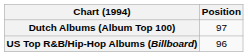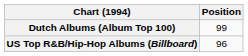(221, 28) 97 -> (221, 28) 99
